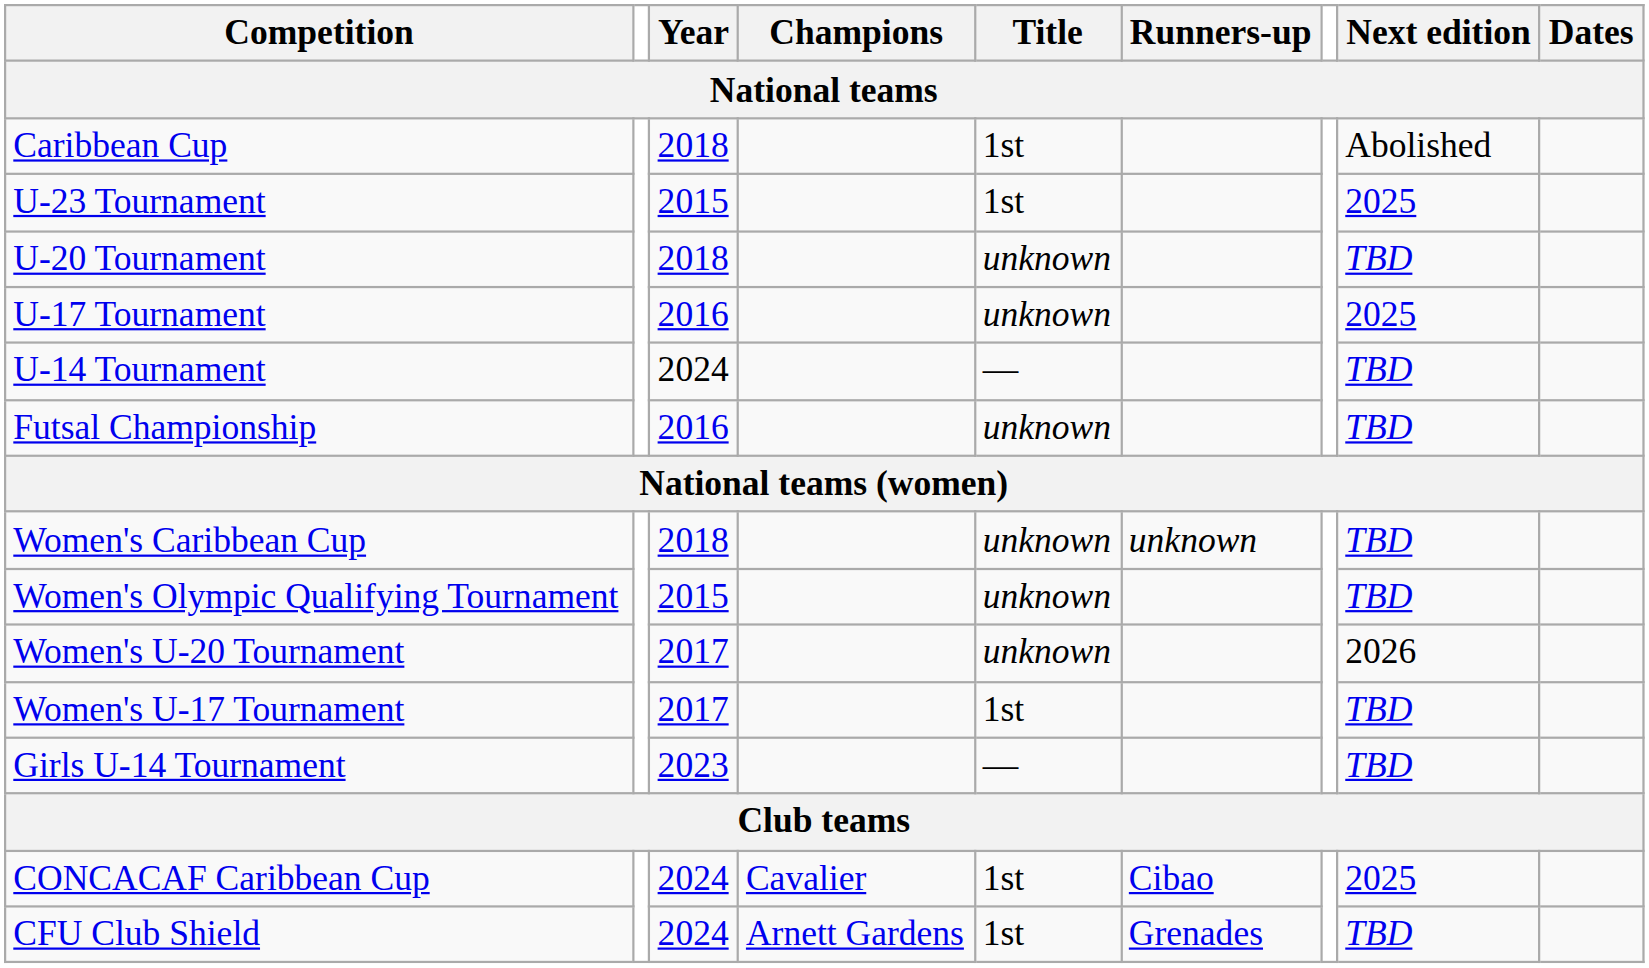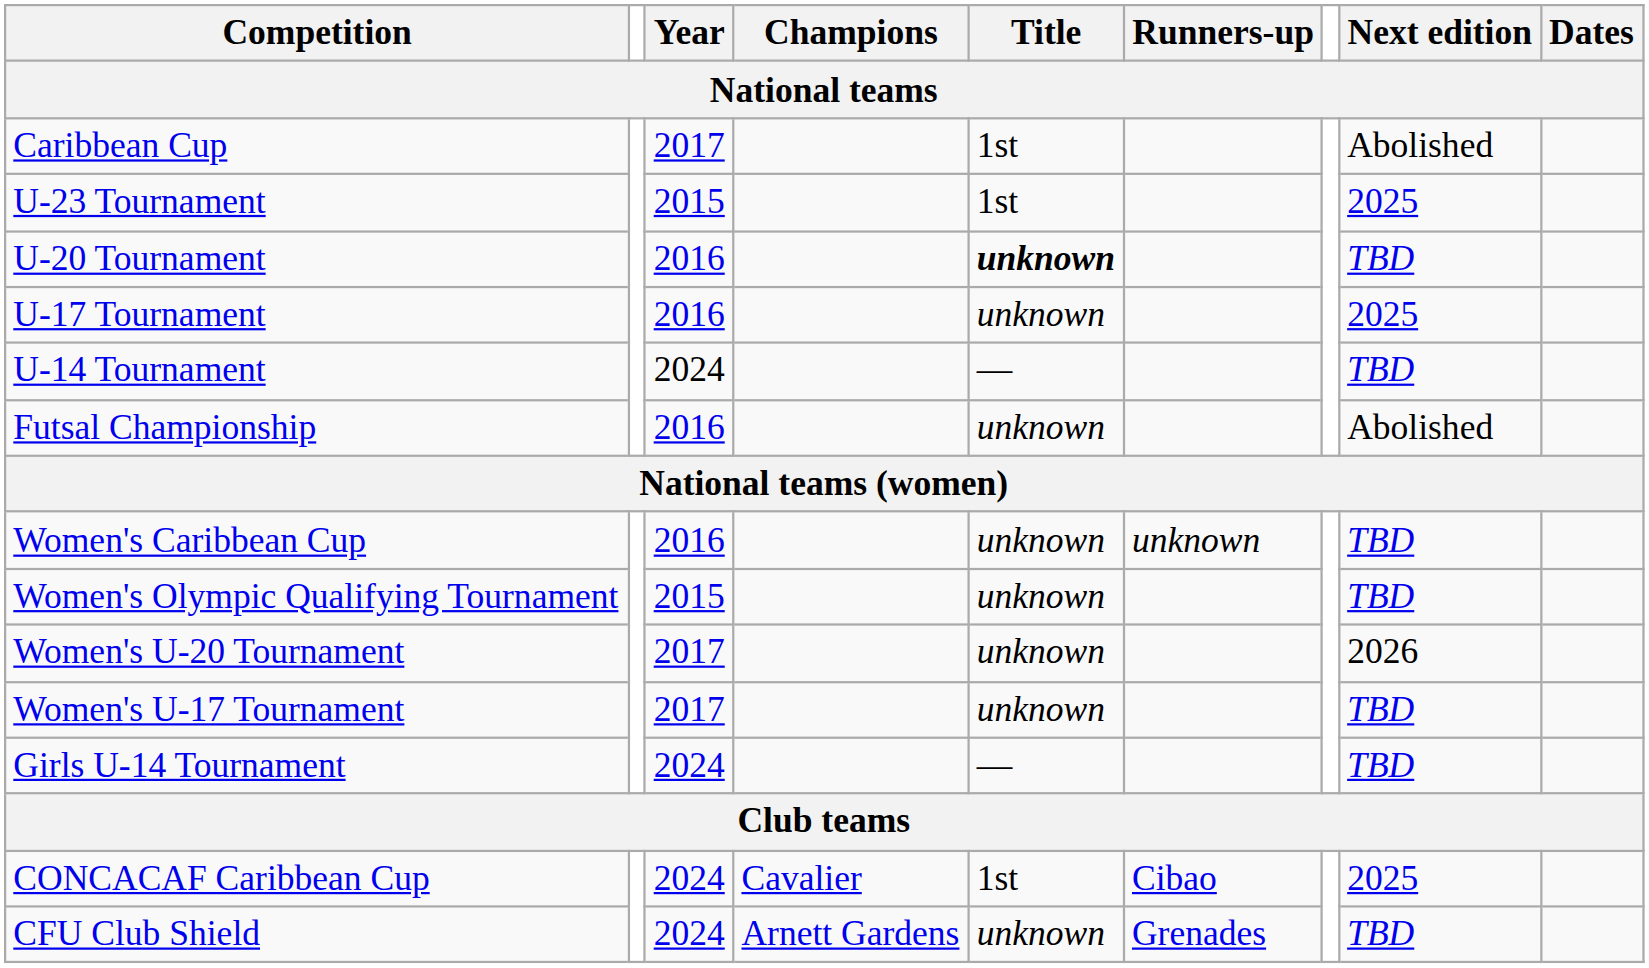(693, 145) 2018 -> (689, 145) 2017
(693, 257) 2018 -> (689, 257) 2016
(1047, 257) normal -> (1046, 257) bold
(1379, 426) TBD -> (1420, 426) Abolished
(693, 539) 2018 -> (689, 539) 2016
(1003, 708) 1st -> (1041, 708) unknown
(693, 764) 2023 -> (689, 764) 2024
(1003, 933) 1st -> (1041, 933) unknown
